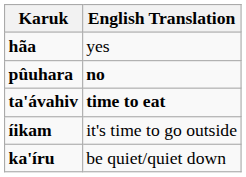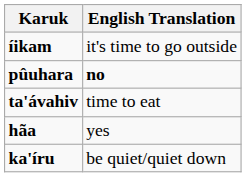rows swapped: (22, 46) <-> (30, 130)
(126, 102) bold -> (123, 102) normal
